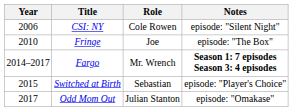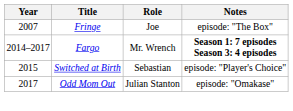- row: (87, 27)
(28, 42) 2010 -> (28, 27) 2007
